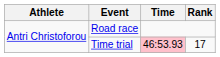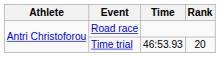(163, 45) pink background -> (163, 45) no background
(200, 45) 17 -> (200, 45) 20
